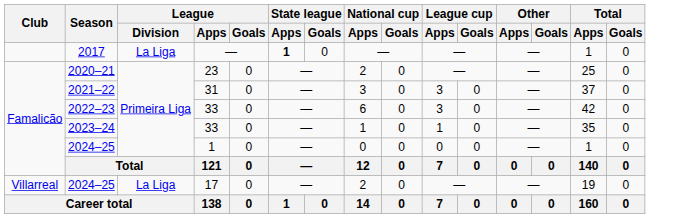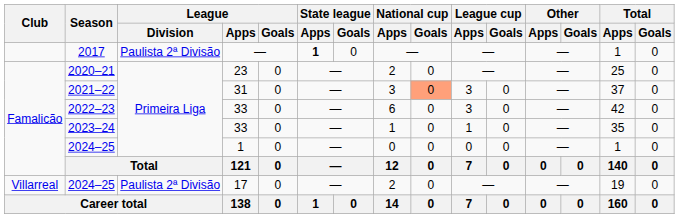(156, 52) La Liga -> (170, 52) Paulista 2ª Divisão
(402, 90) no background -> (431, 90) lightsalmon background
(156, 185) La Liga -> (170, 185) Paulista 2ª Divisão
